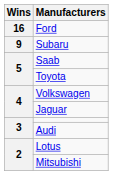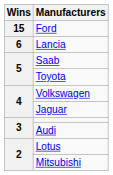(19, 29) 16 -> (19, 29) 15
- row: (52, 45)
+ row: (51, 45)
